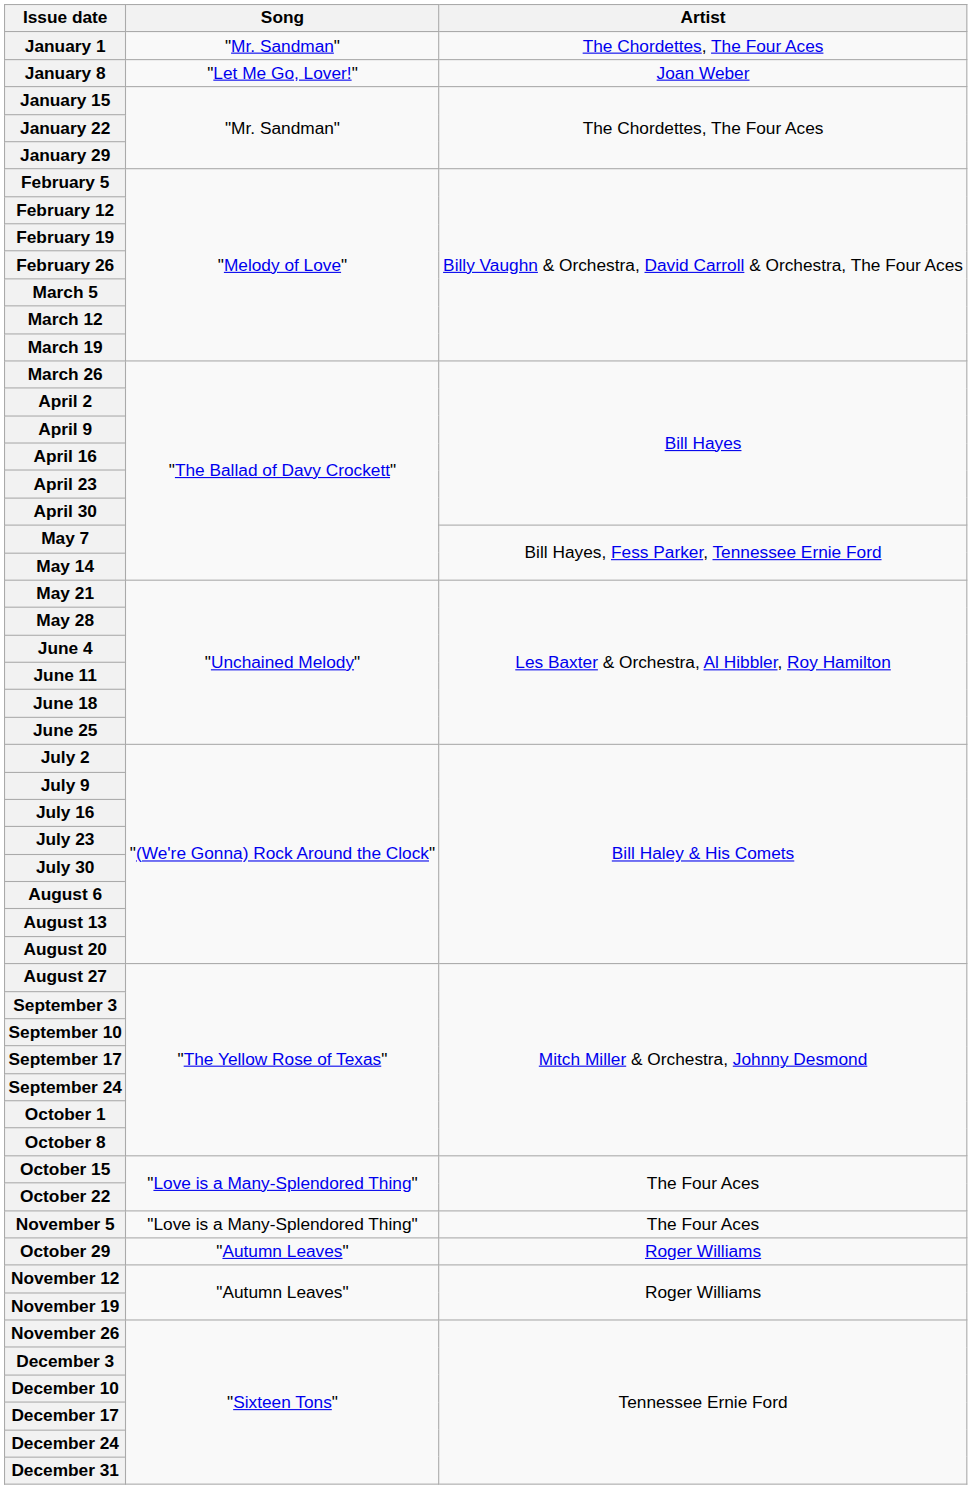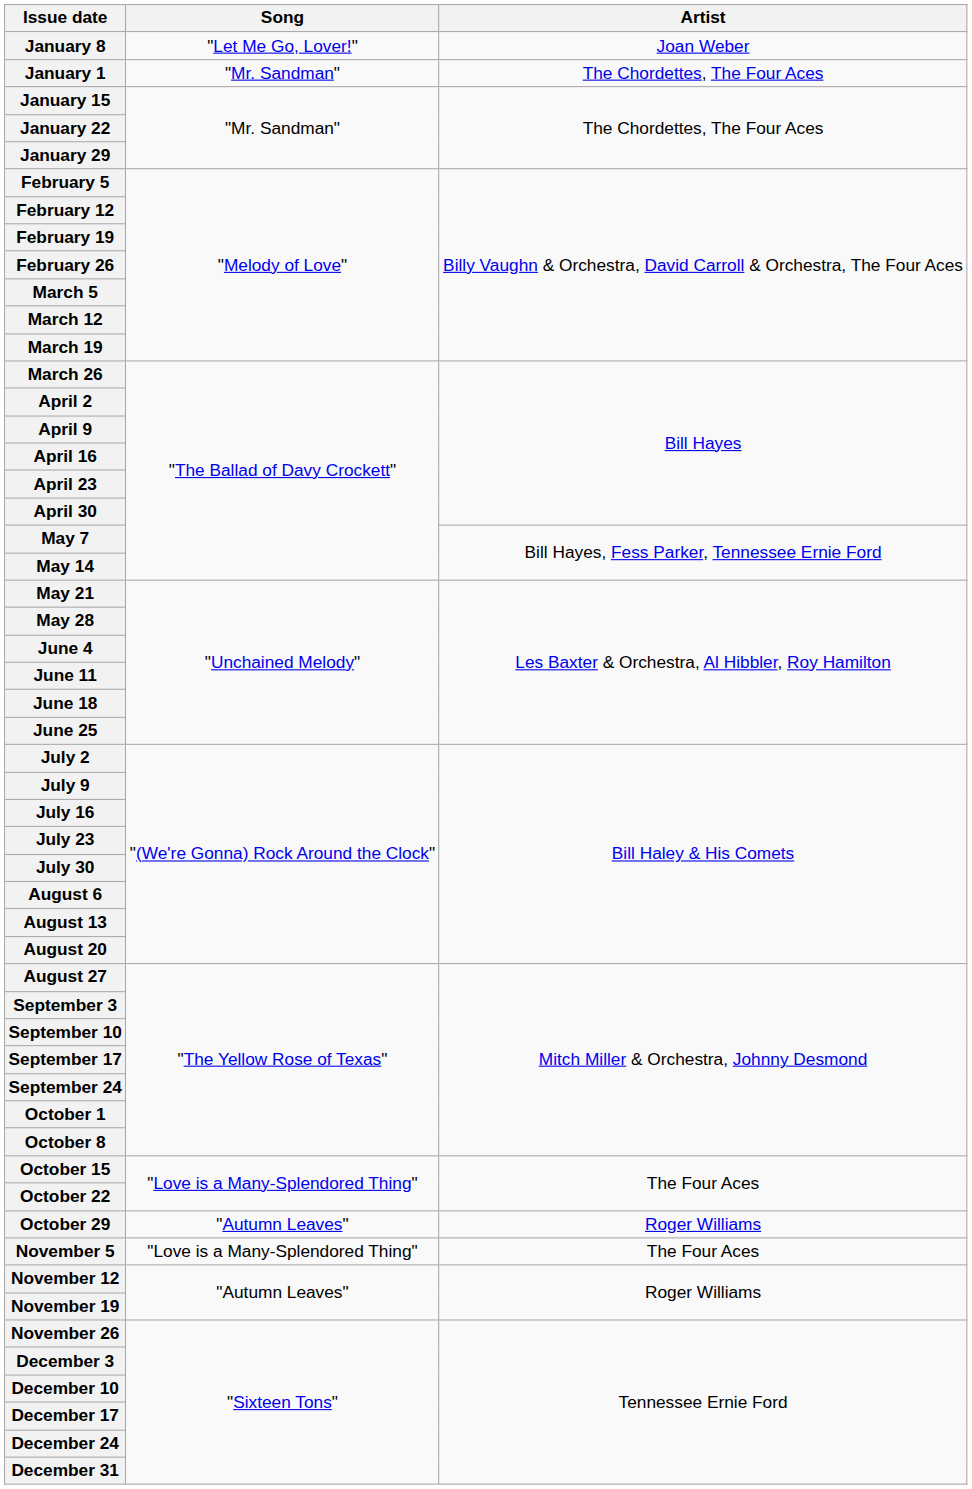rows swapped: (65, 45) <-> (65, 73)
rows swapped: (65, 1251) <-> (65, 1224)
